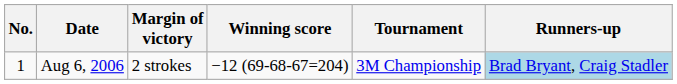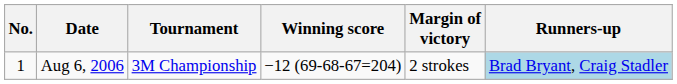columns swapped: (419, 28) <-> (168, 28)
